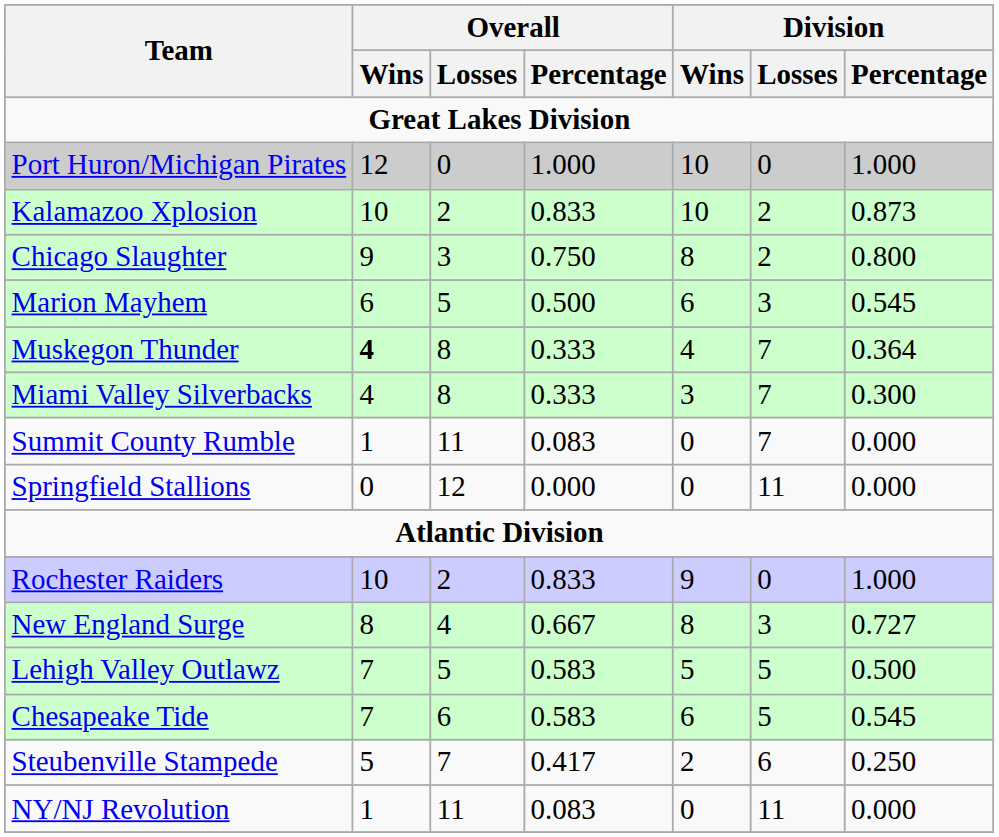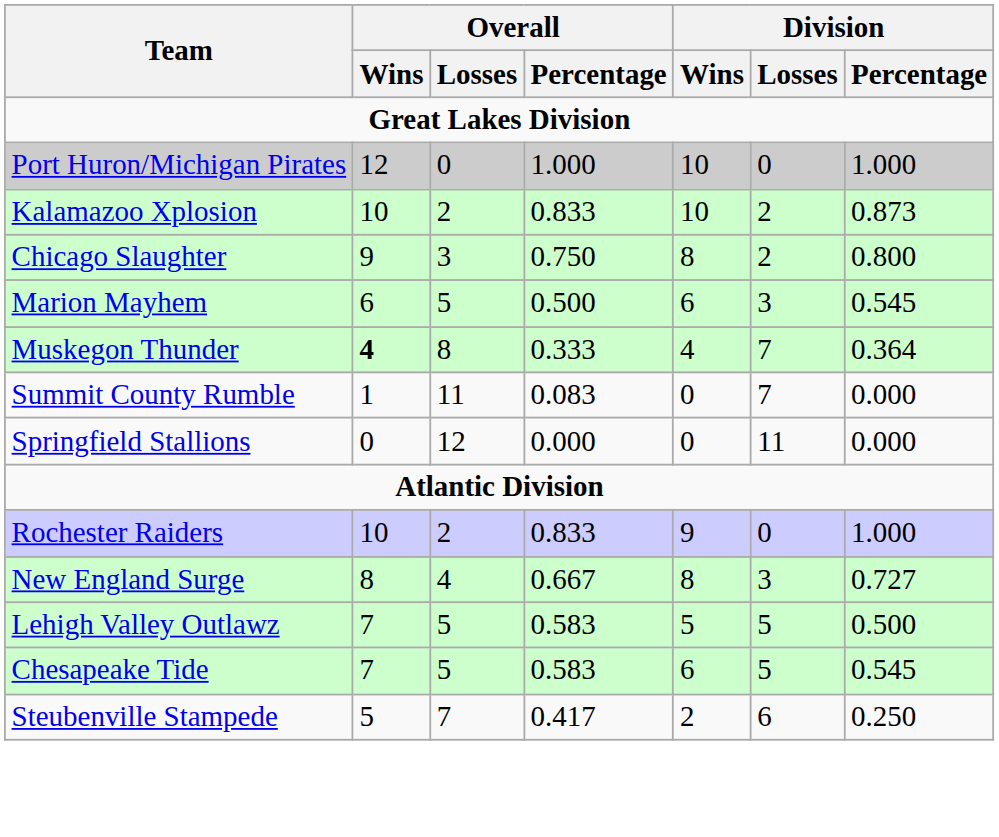- row: (162, 394)
(444, 716) 6 -> (444, 670) 5
- row: (121, 808)
